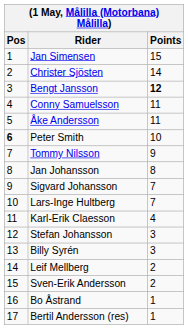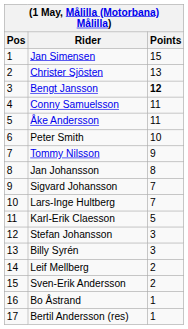(156, 72) 14 -> (156, 72) 13
(10, 137) bold -> (10, 137) normal
(153, 219) 4 -> (153, 219) 5
